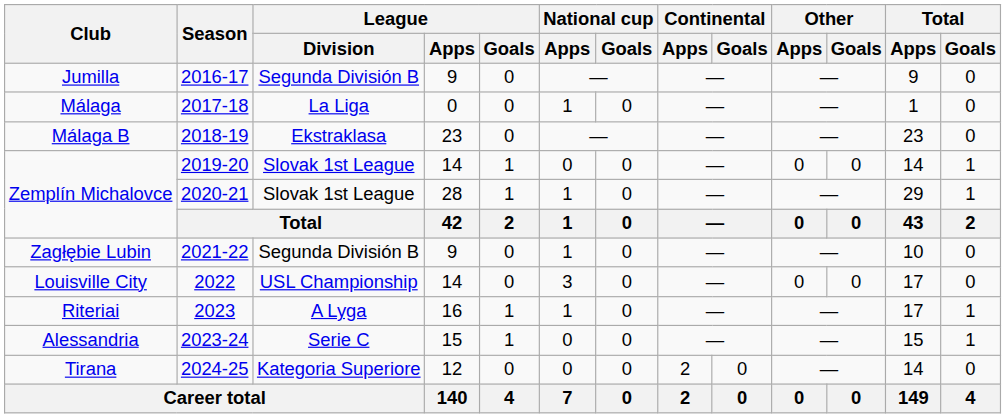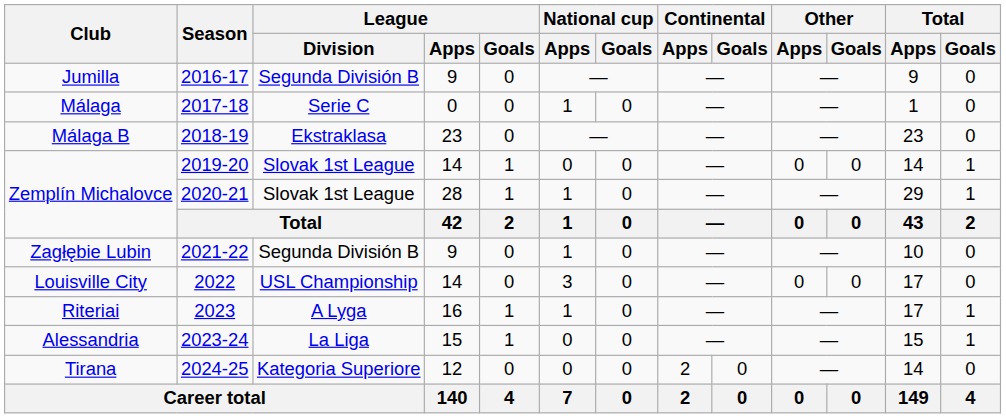(339, 106) La Liga -> (339, 106) Serie C
(339, 340) Serie C -> (339, 340) La Liga
